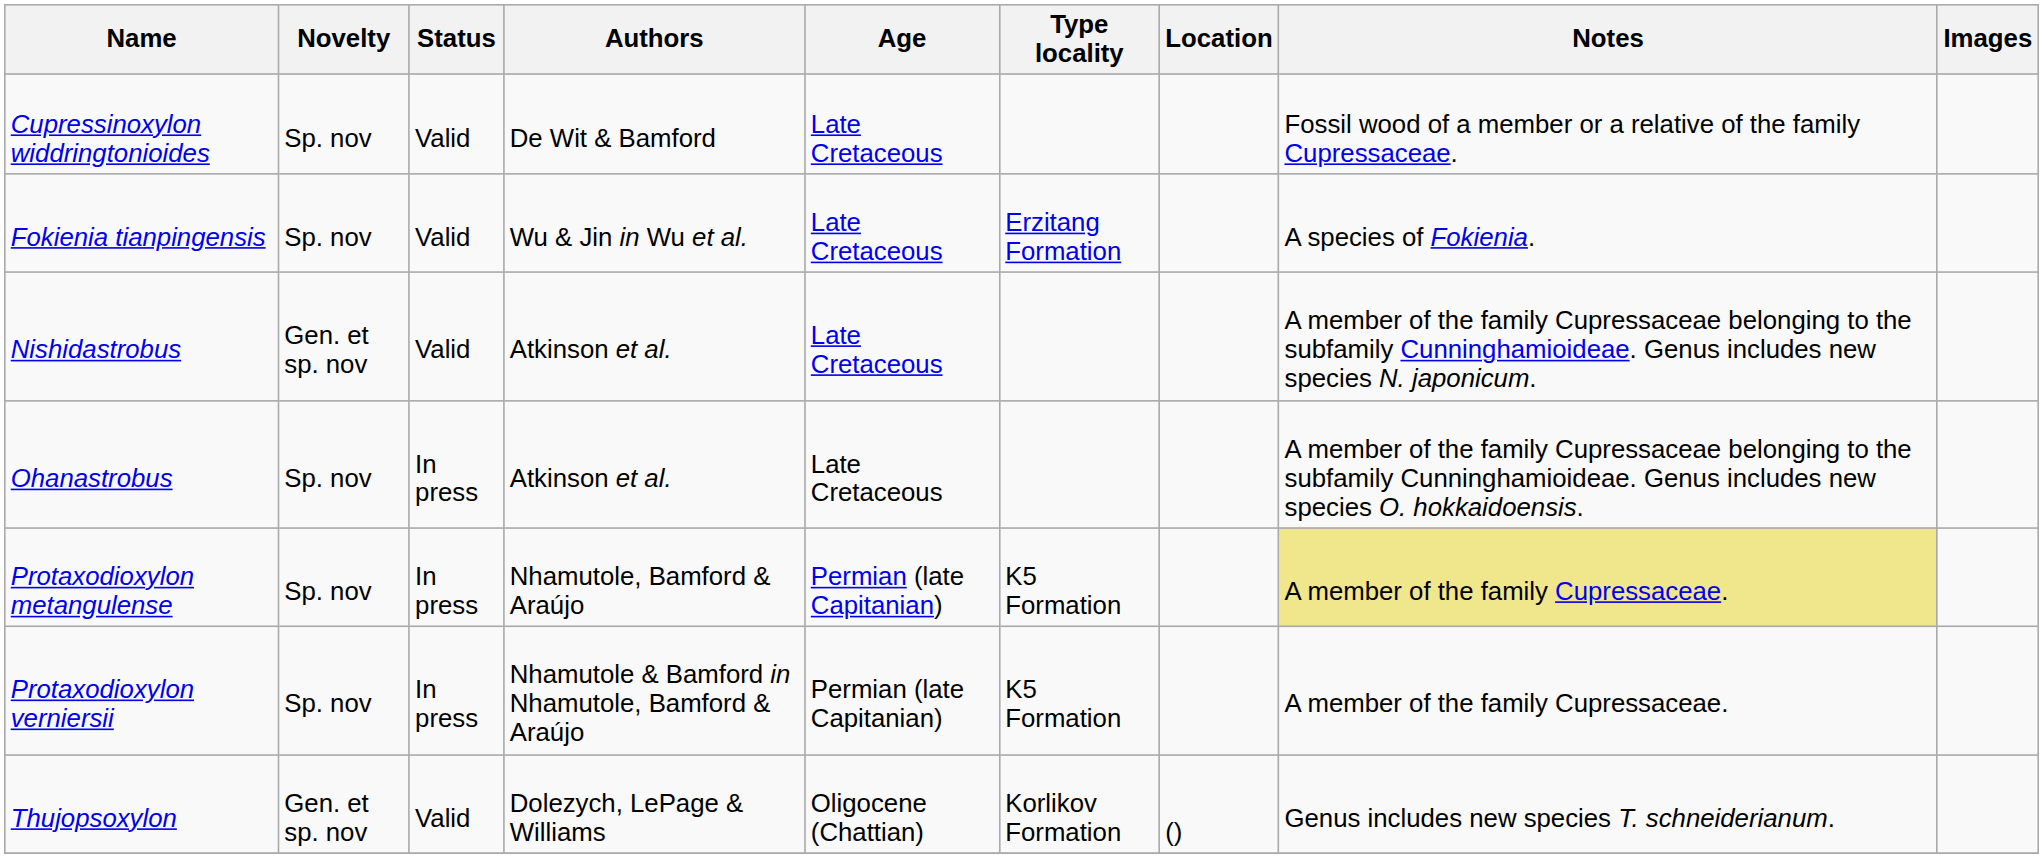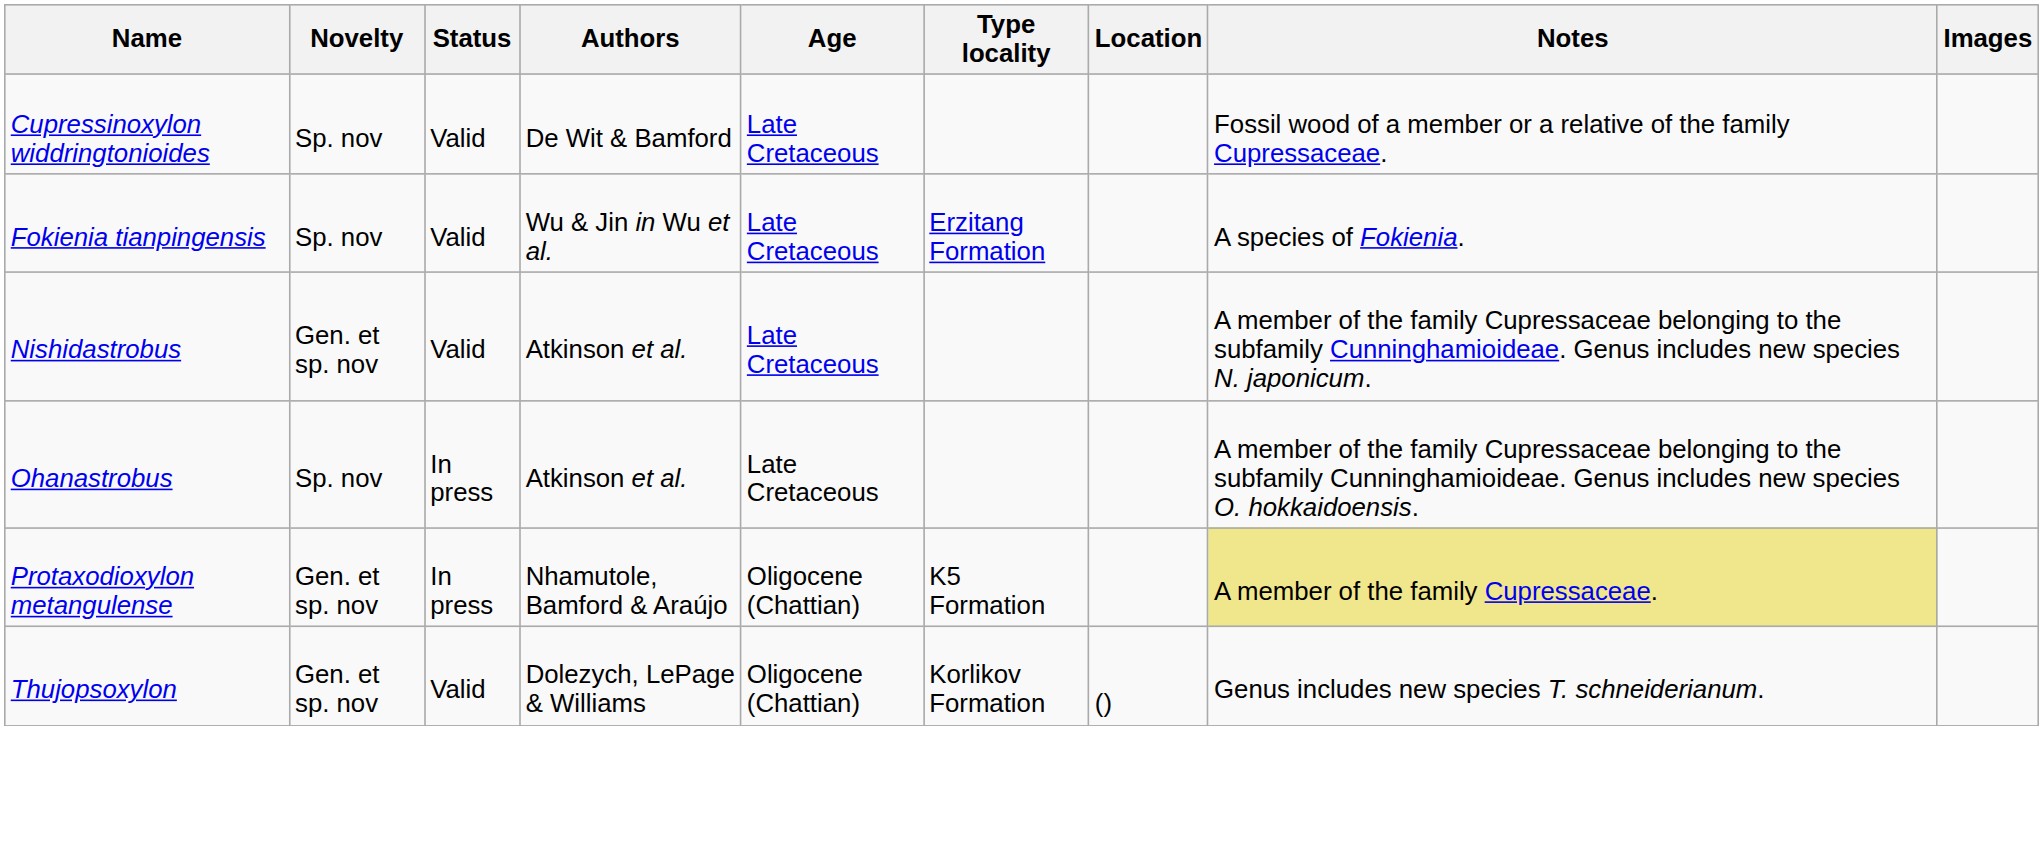(328, 591) Sp. nov -> (337, 591) Gen. et sp. nov
(887, 591) Permian (late Capitanian) -> (805, 591) Oligocene (Chattian)
- row: (102, 704)
